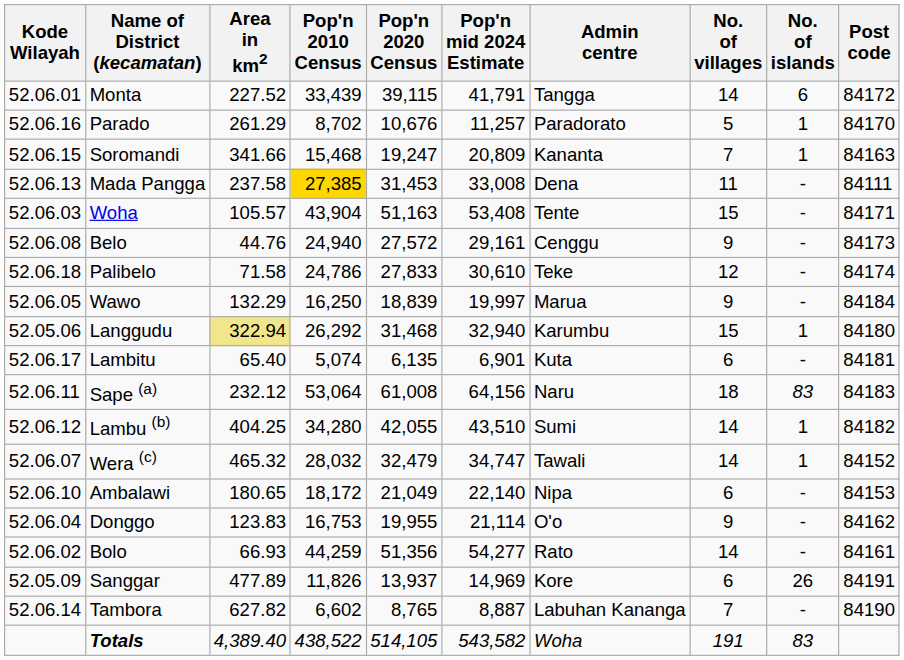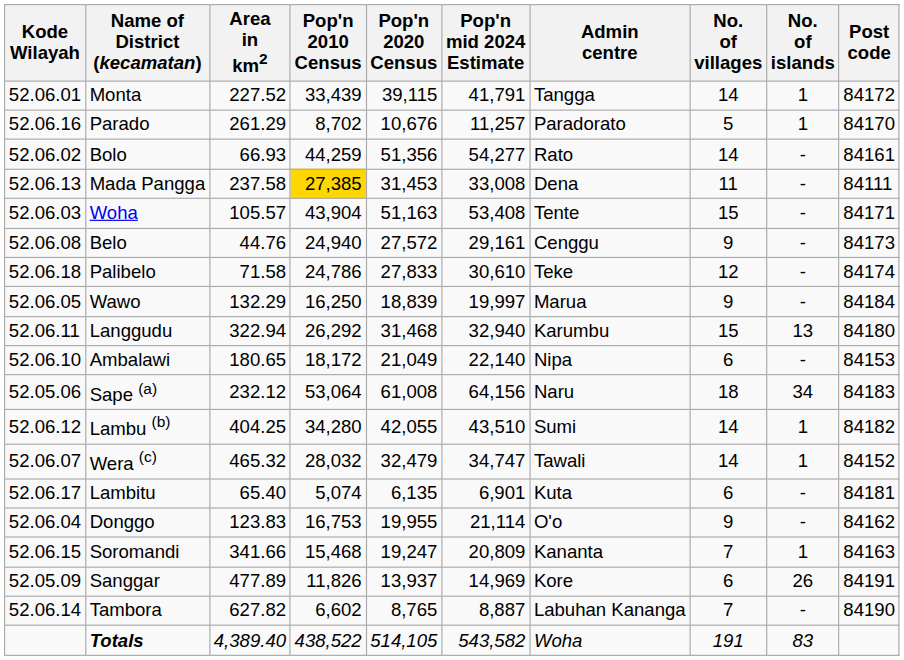(803, 95) 6 -> (803, 95) 1
rows swapped: (108, 552) <-> (135, 154)
(45, 330) 52.05.06 -> (44, 330) 52.06.11
(258, 330) khaki background -> (258, 330) no background
(803, 330) 1 -> (803, 330) 13
rows swapped: (123, 360) <-> (130, 493)
(44, 392) 52.06.11 -> (45, 392) 52.05.06
(803, 392) 83 -> (803, 392) 34
